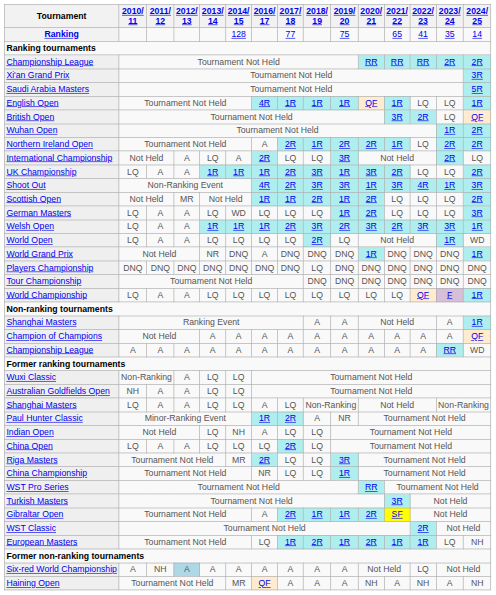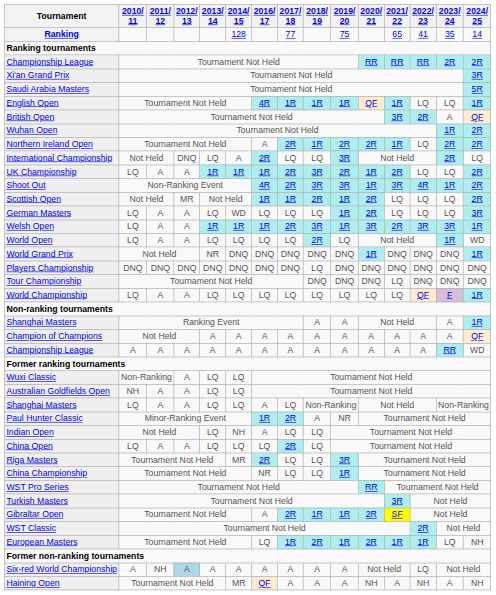(450, 116) LQ -> (450, 116) A
(187, 158) A -> (187, 158) DNQ
(345, 171) 1R -> (345, 171) 2R
(371, 171) 3R -> (371, 171) 1R
(477, 185) 3R -> (477, 185) 2R
(345, 226) 2R -> (345, 226) 1R
(265, 254) A -> (265, 254) DNQ
(397, 281) DNQ -> (397, 281) LQ
